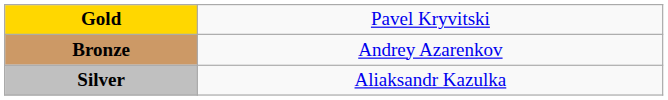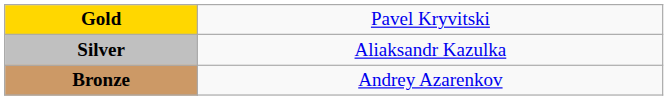rows swapped: (101, 79) <-> (101, 49)
